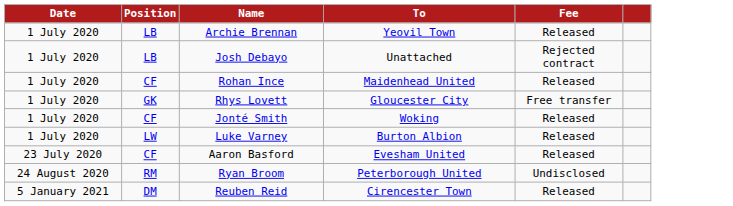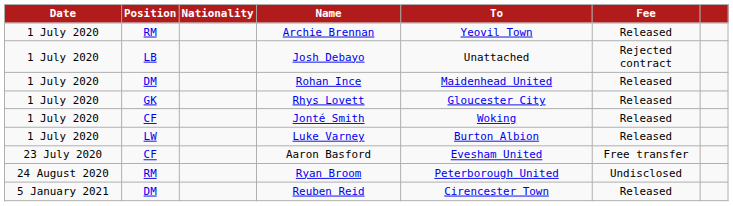+ column: (218, 13)
(150, 32) LB -> (150, 32) RM
(150, 81) CF -> (150, 81) DM
(569, 99) Free transfer -> (646, 99) Released
(569, 154) Released -> (646, 154) Free transfer
